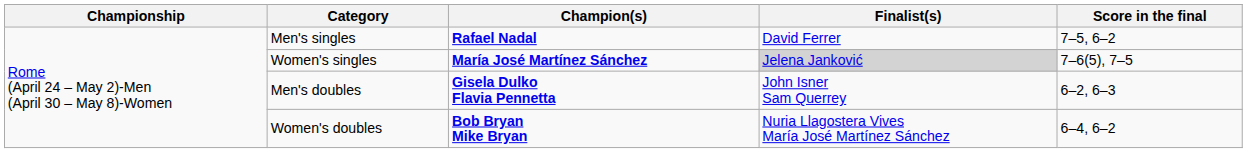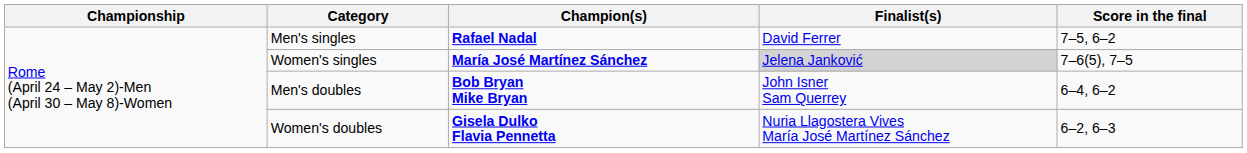(504, 91) Gisela Dulko Flavia Pennetta -> (490, 91) Bob Bryan Mike Bryan
(1088, 91) 6–2, 6–3 -> (1088, 91) 6–4, 6–2
(490, 129) Bob Bryan Mike Bryan -> (504, 129) Gisela Dulko Flavia Pennetta
(1088, 129) 6–4, 6–2 -> (1088, 129) 6–2, 6–3
